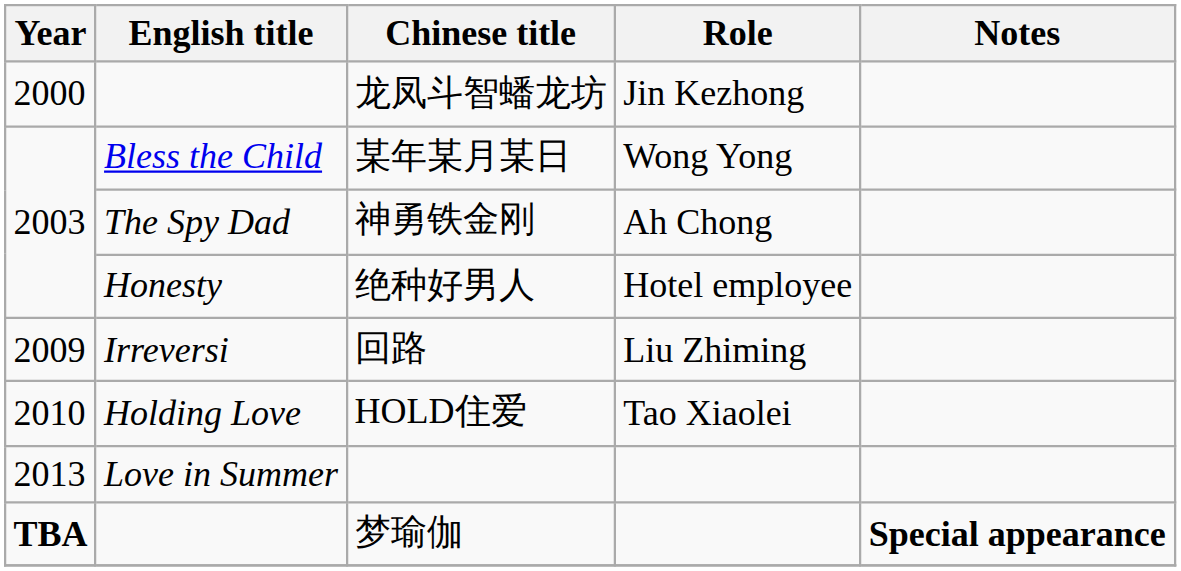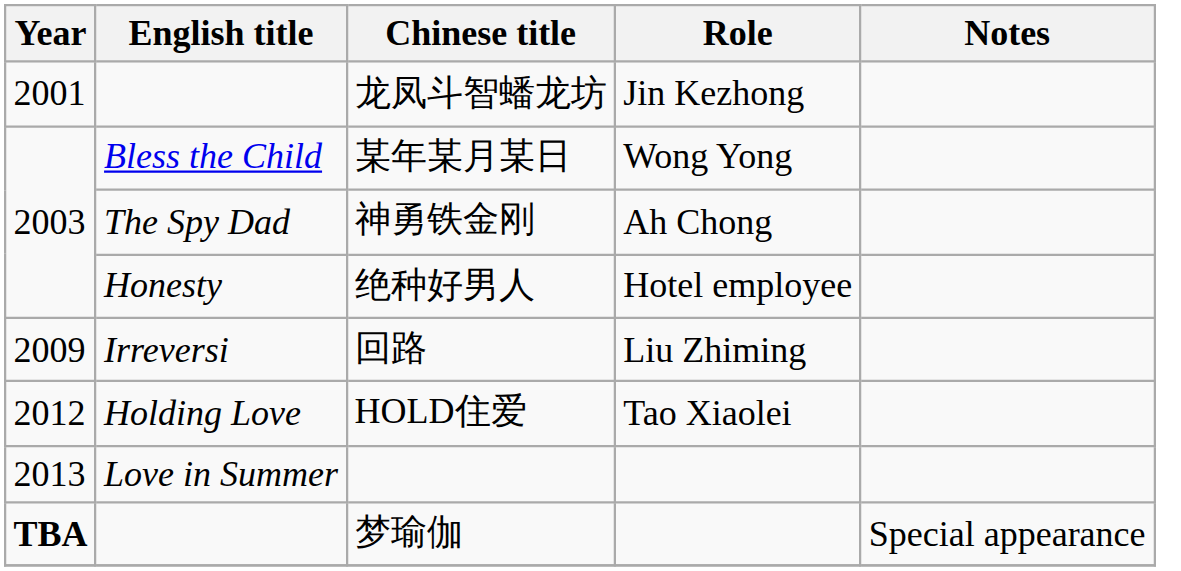(49, 93) 2000 -> (49, 93) 2001
(49, 412) 2010 -> (49, 412) 2012
(1017, 533) bold -> (1007, 533) normal
